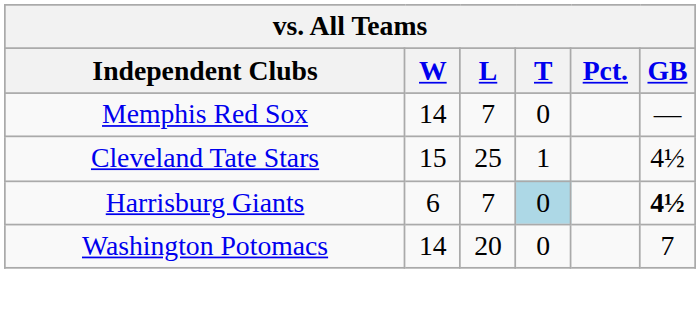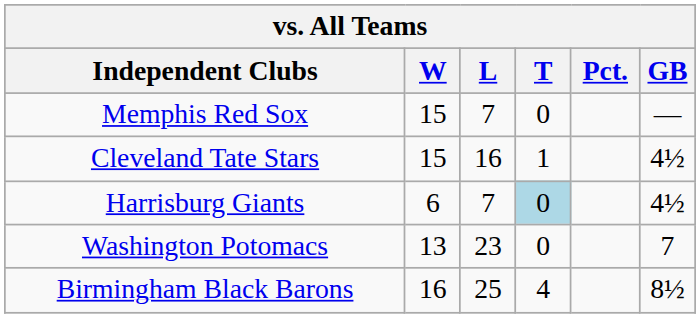(433, 114) 14 -> (433, 114) 15
(488, 158) 25 -> (488, 158) 16
(667, 202) bold -> (667, 202) normal
(433, 245) 14 -> (433, 245) 13
(488, 245) 20 -> (488, 245) 23
+ row: (205, 289)
